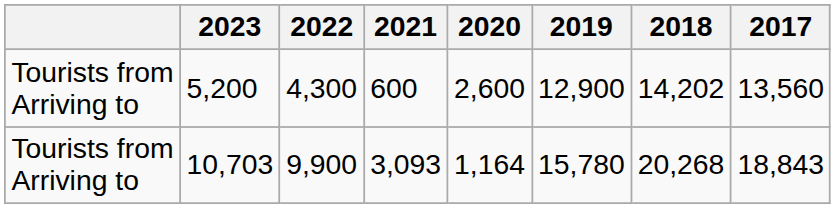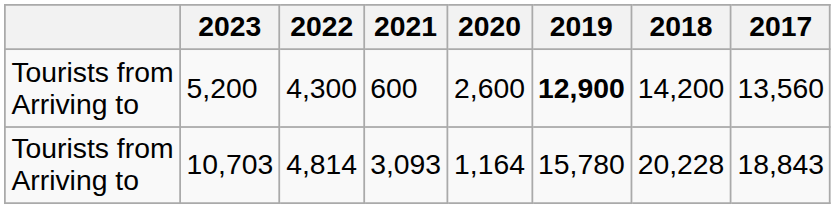(581, 87) normal -> (581, 87) bold
(681, 87) 14,202 -> (681, 87) 14,200
(322, 164) 9,900 -> (322, 164) 4,814
(681, 164) 20,268 -> (681, 164) 20,228
